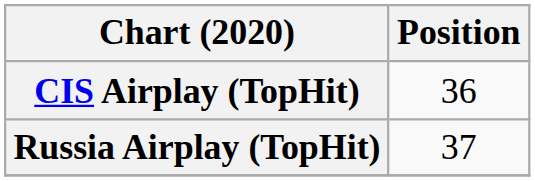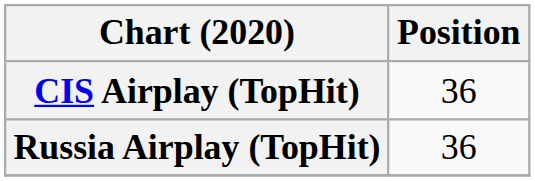(459, 146) 37 -> (459, 146) 36
